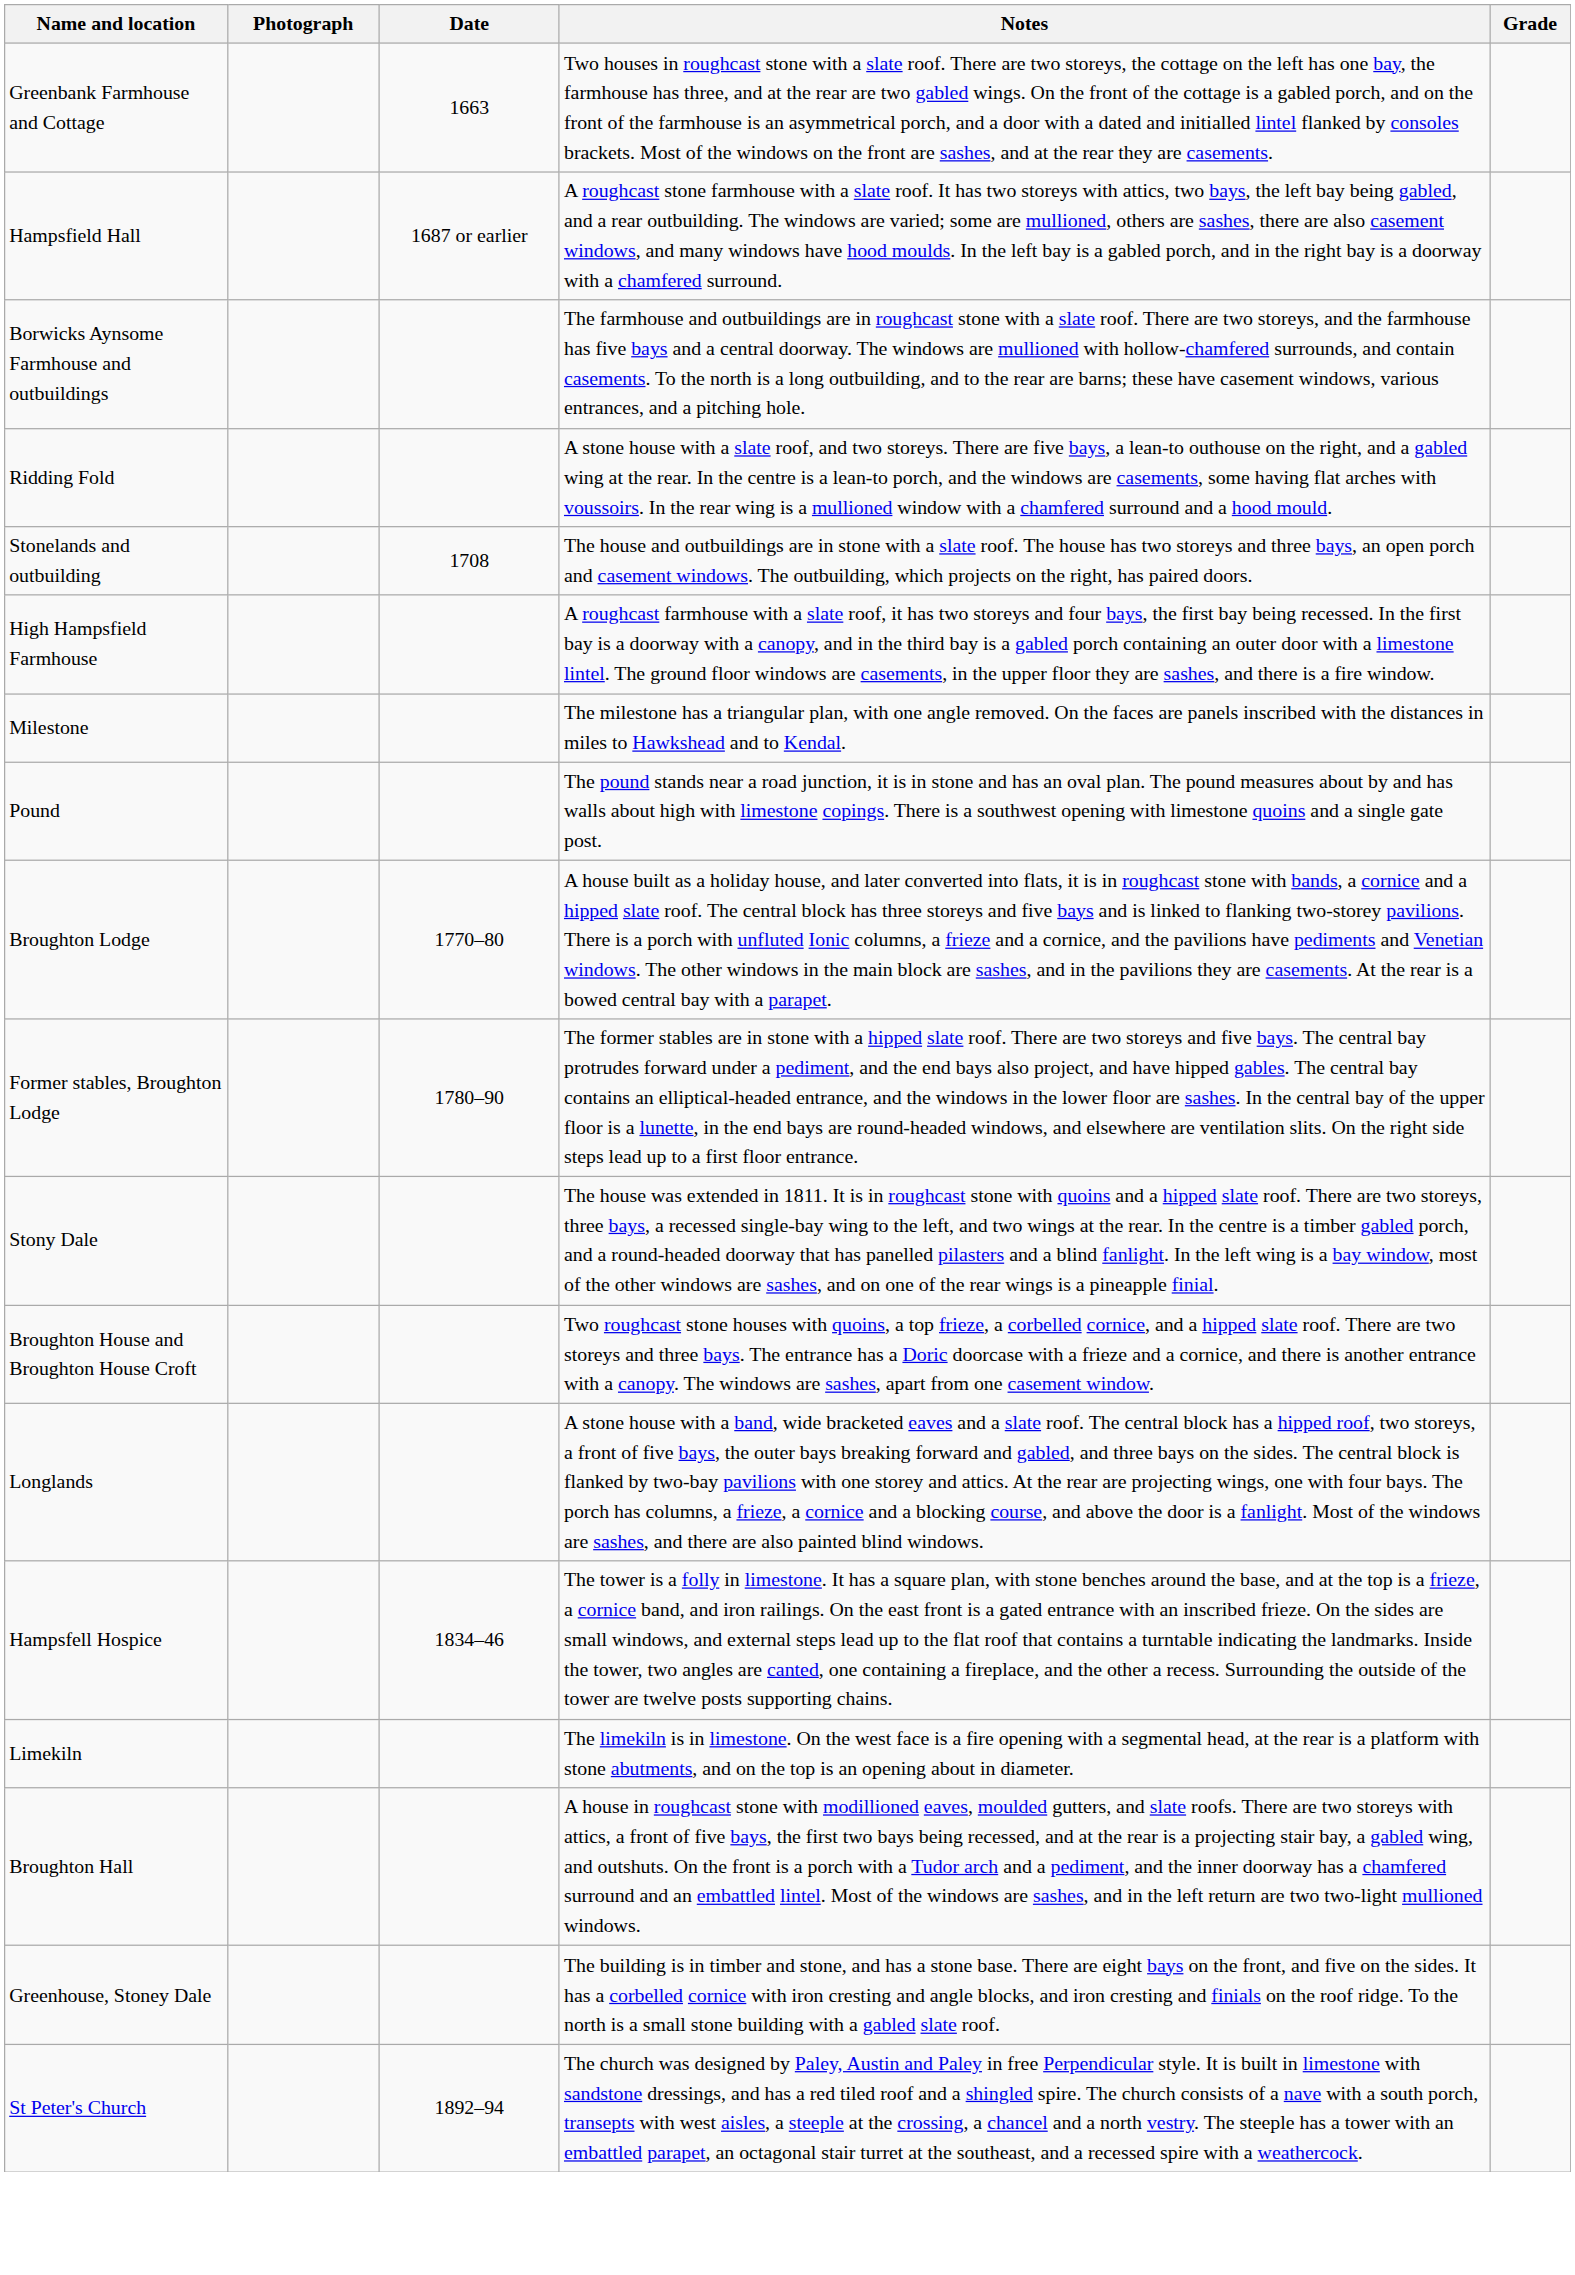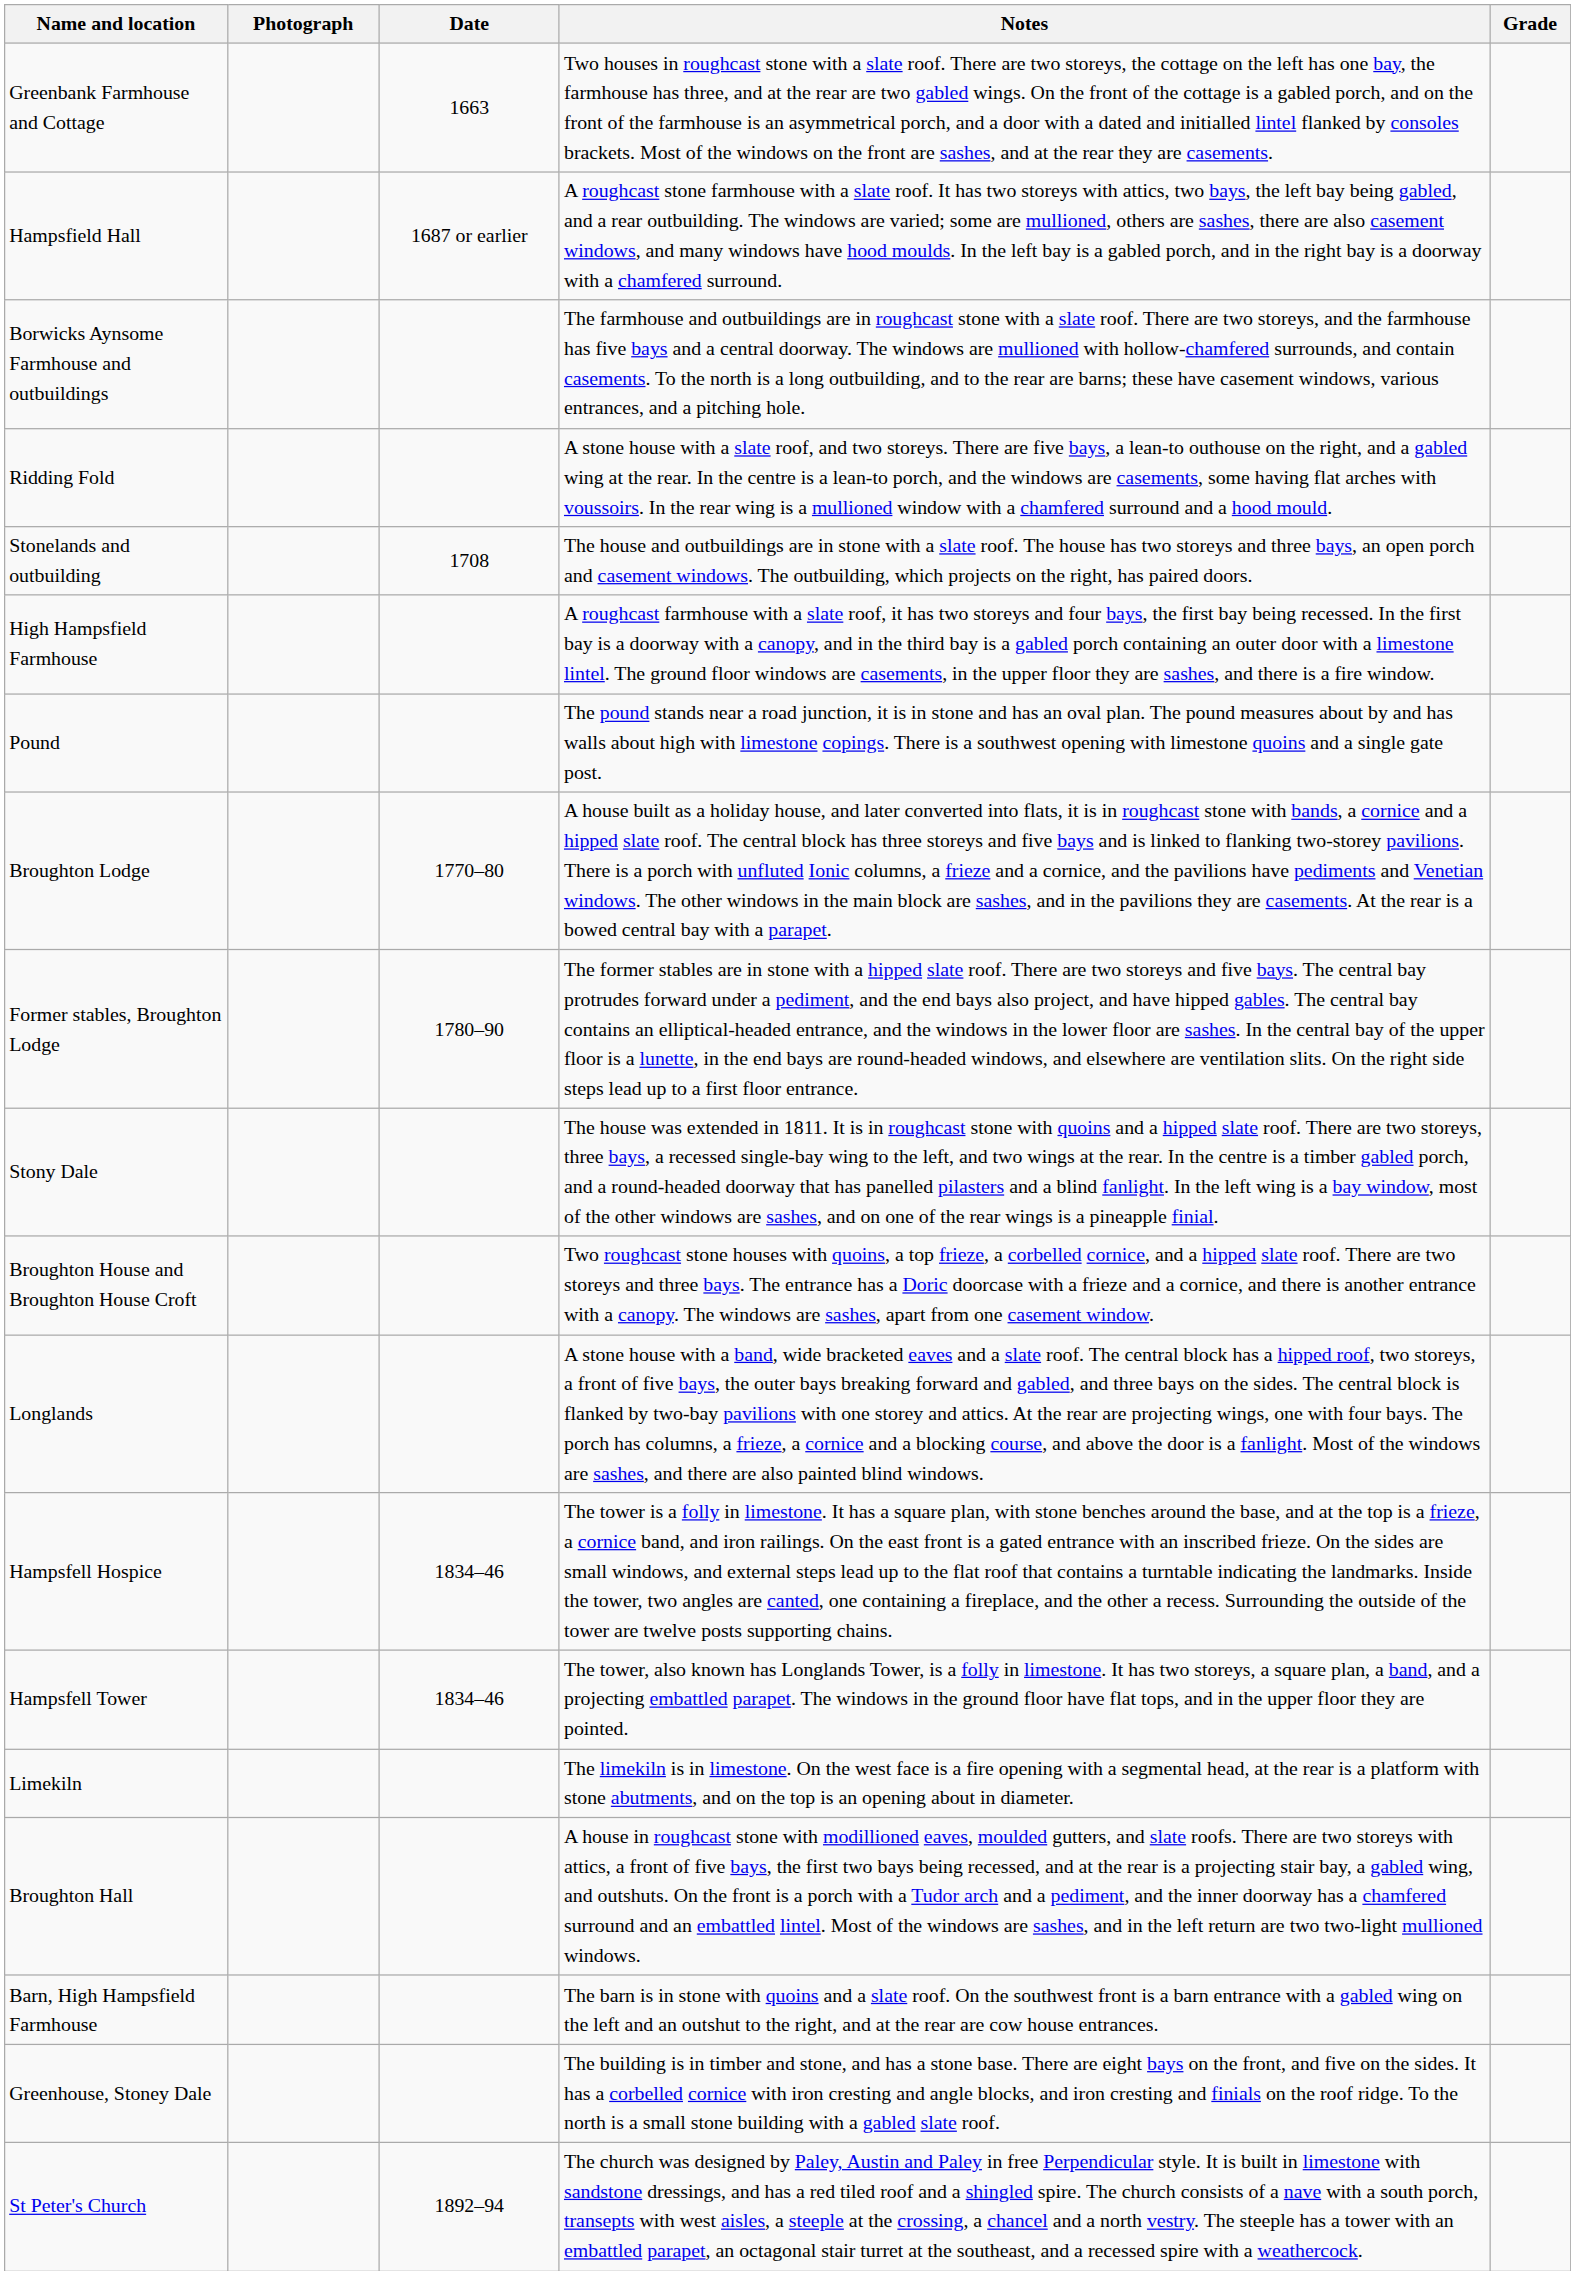- row: (49, 727)
+ row: (78, 1699)
+ row: (102, 2009)
